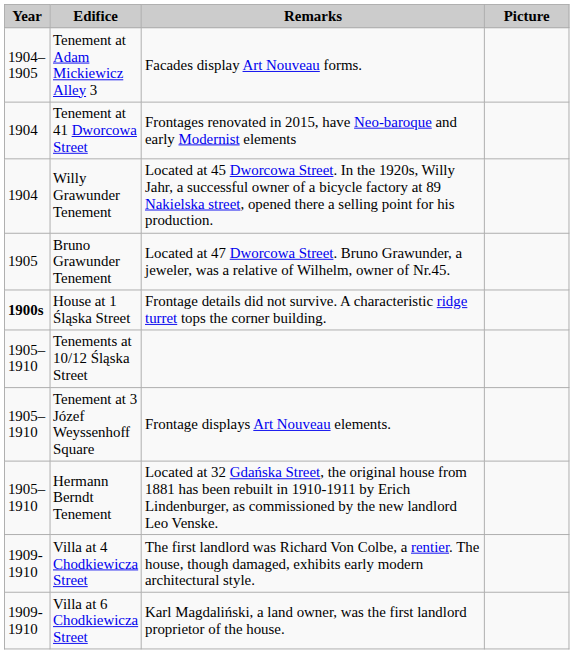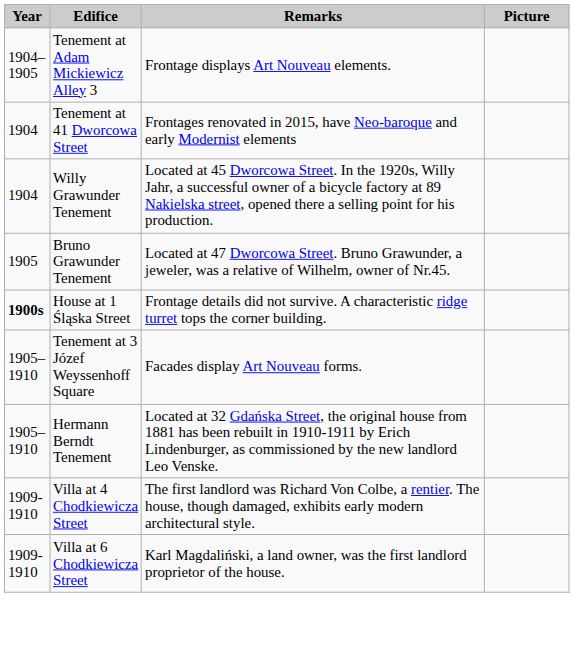(253, 65) Facades display Art Nouveau forms. -> (268, 65) Frontage displays Art Nouveau elements.
- row: (92, 358)
(268, 424) Frontage displays Art Nouveau elements. -> (253, 367) Facades display Art Nouveau forms.
